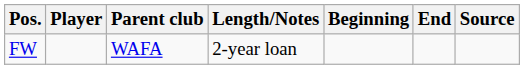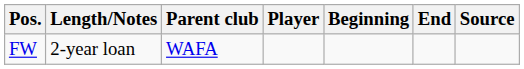columns swapped: (76, 19) <-> (266, 19)
